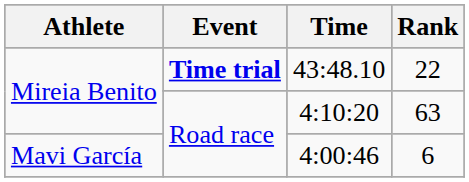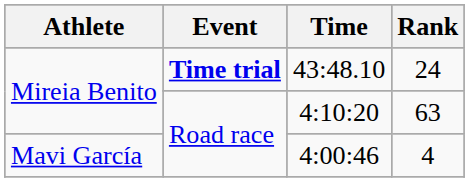(428, 69) 22 -> (428, 69) 24
(428, 155) 6 -> (428, 155) 4
